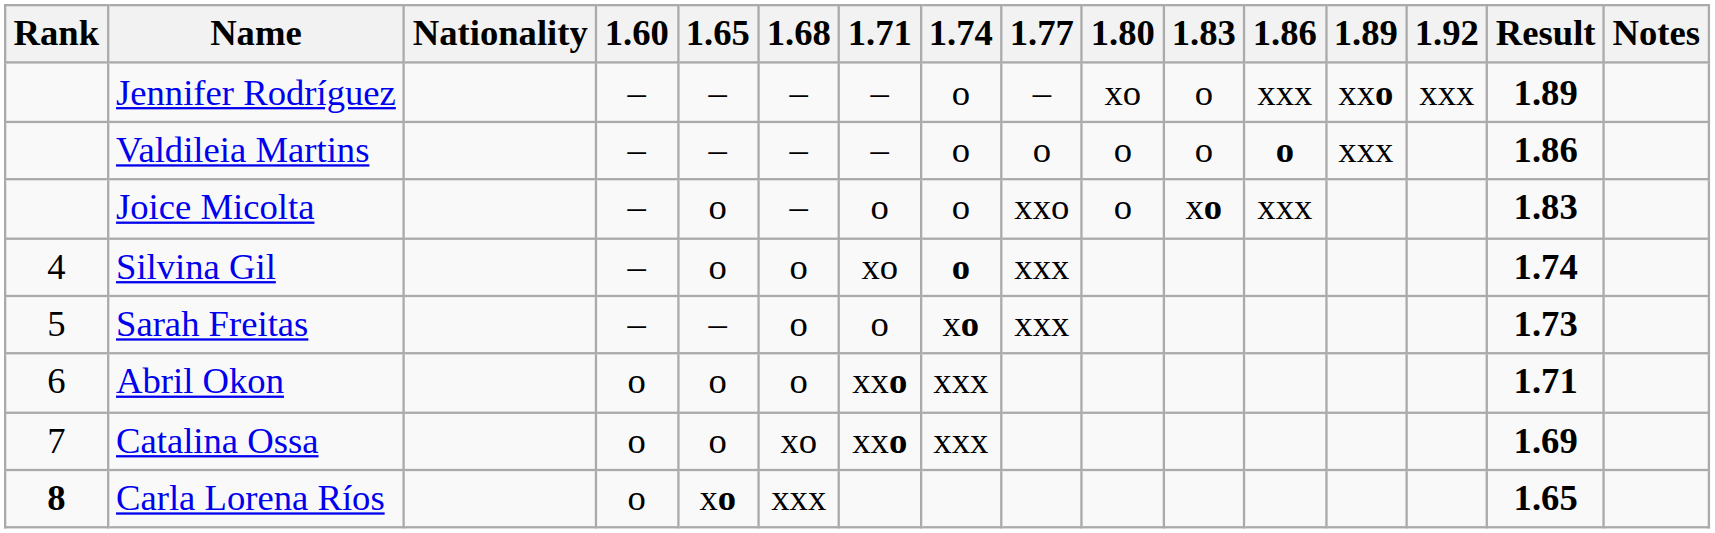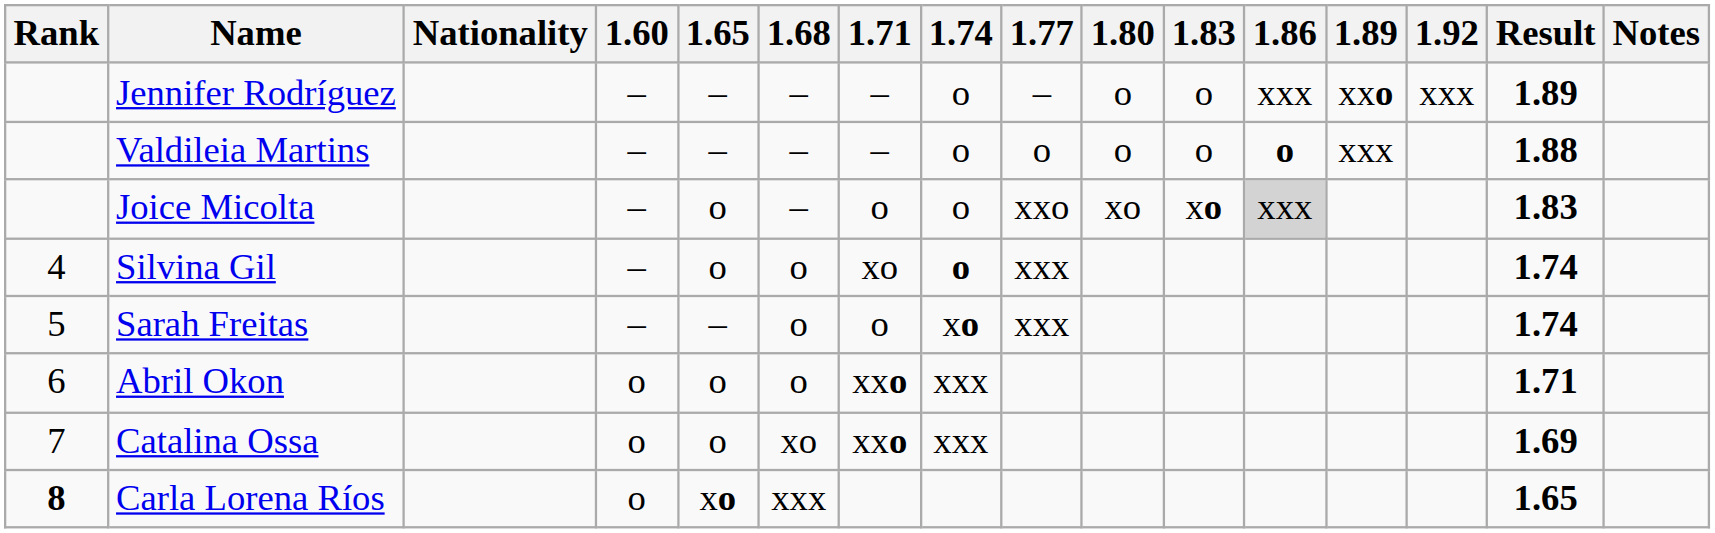(1123, 91) xo -> (1123, 91) o
(1546, 149) 1.86 -> (1546, 149) 1.88
(1123, 207) o -> (1123, 207) xo
(1285, 207) no background -> (1285, 207) lightgrey background
(1546, 324) 1.73 -> (1546, 324) 1.74
